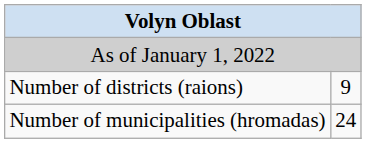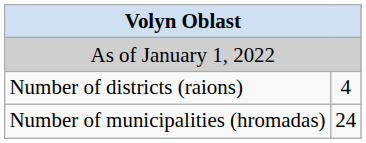(346, 87) 9 -> (346, 87) 4
